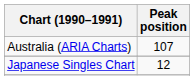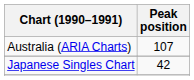(163, 65) 12 -> (163, 65) 42
